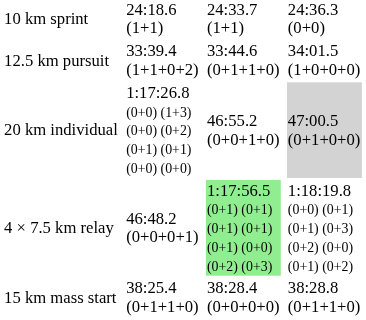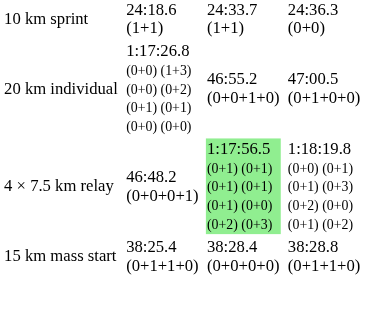- row: (57, 60)
(324, 130) lightgrey background -> (324, 88) no background
